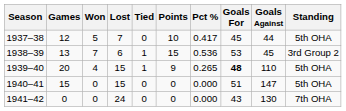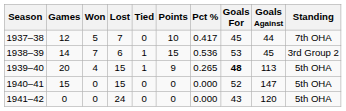(313, 38) 5th OHA -> (313, 38) 7th OHA
(64, 53) 13 -> (64, 53) 14
(269, 68) 110 -> (269, 68) 113
(236, 83) 51 -> (236, 83) 52
(269, 99) 130 -> (269, 99) 120
(313, 99) 7th OHA -> (313, 99) 5th OHA
